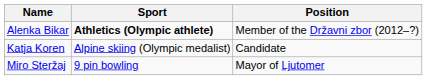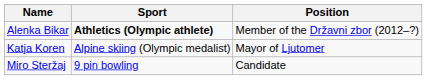(261, 48) Candidate -> (280, 48) Mayor of Ljutomer
(280, 65) Mayor of Ljutomer -> (261, 65) Candidate
